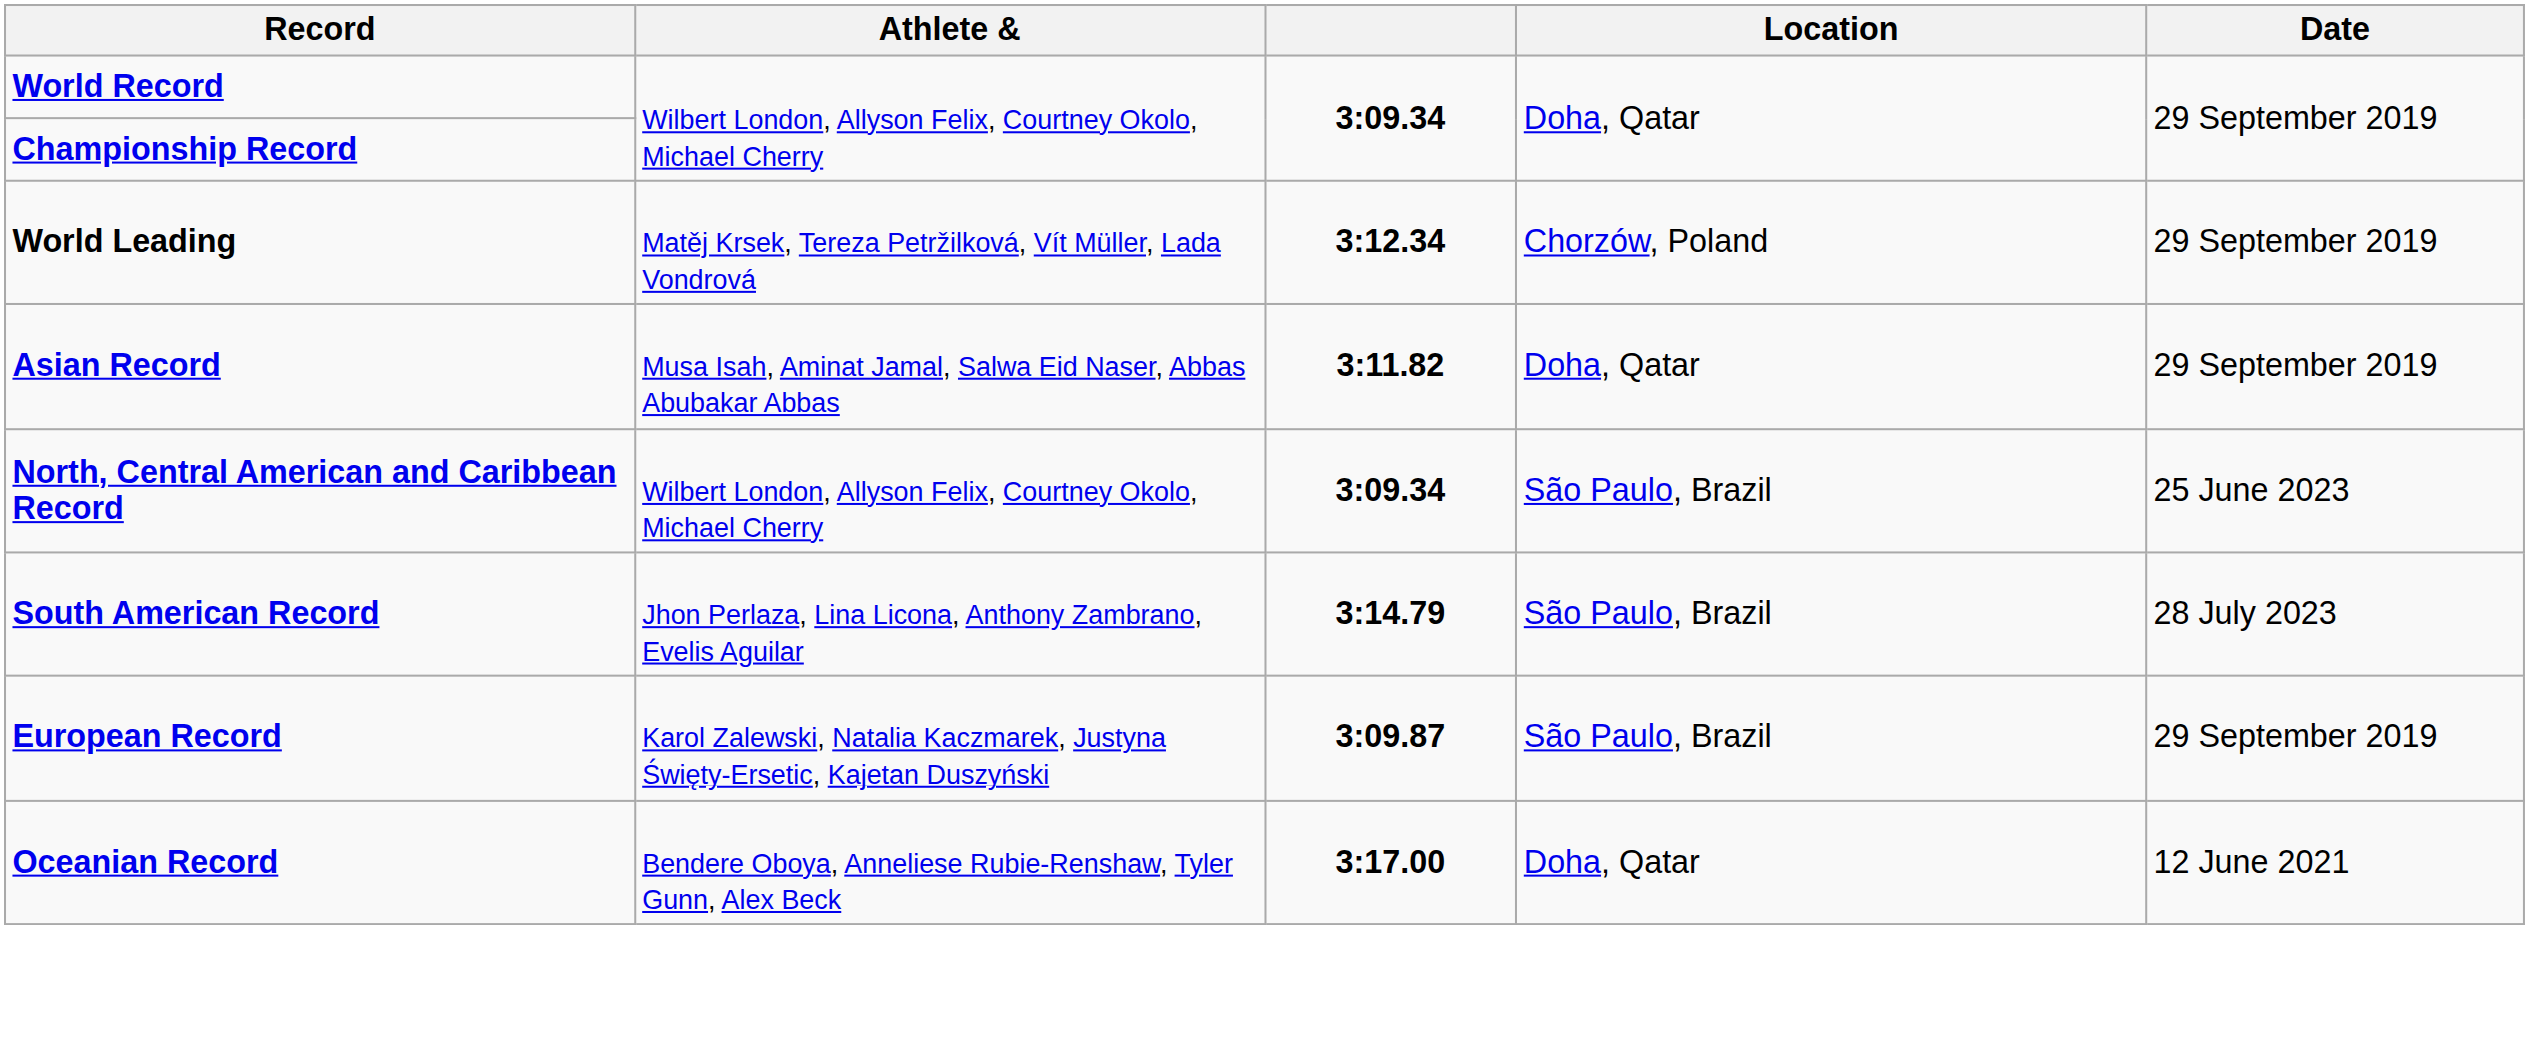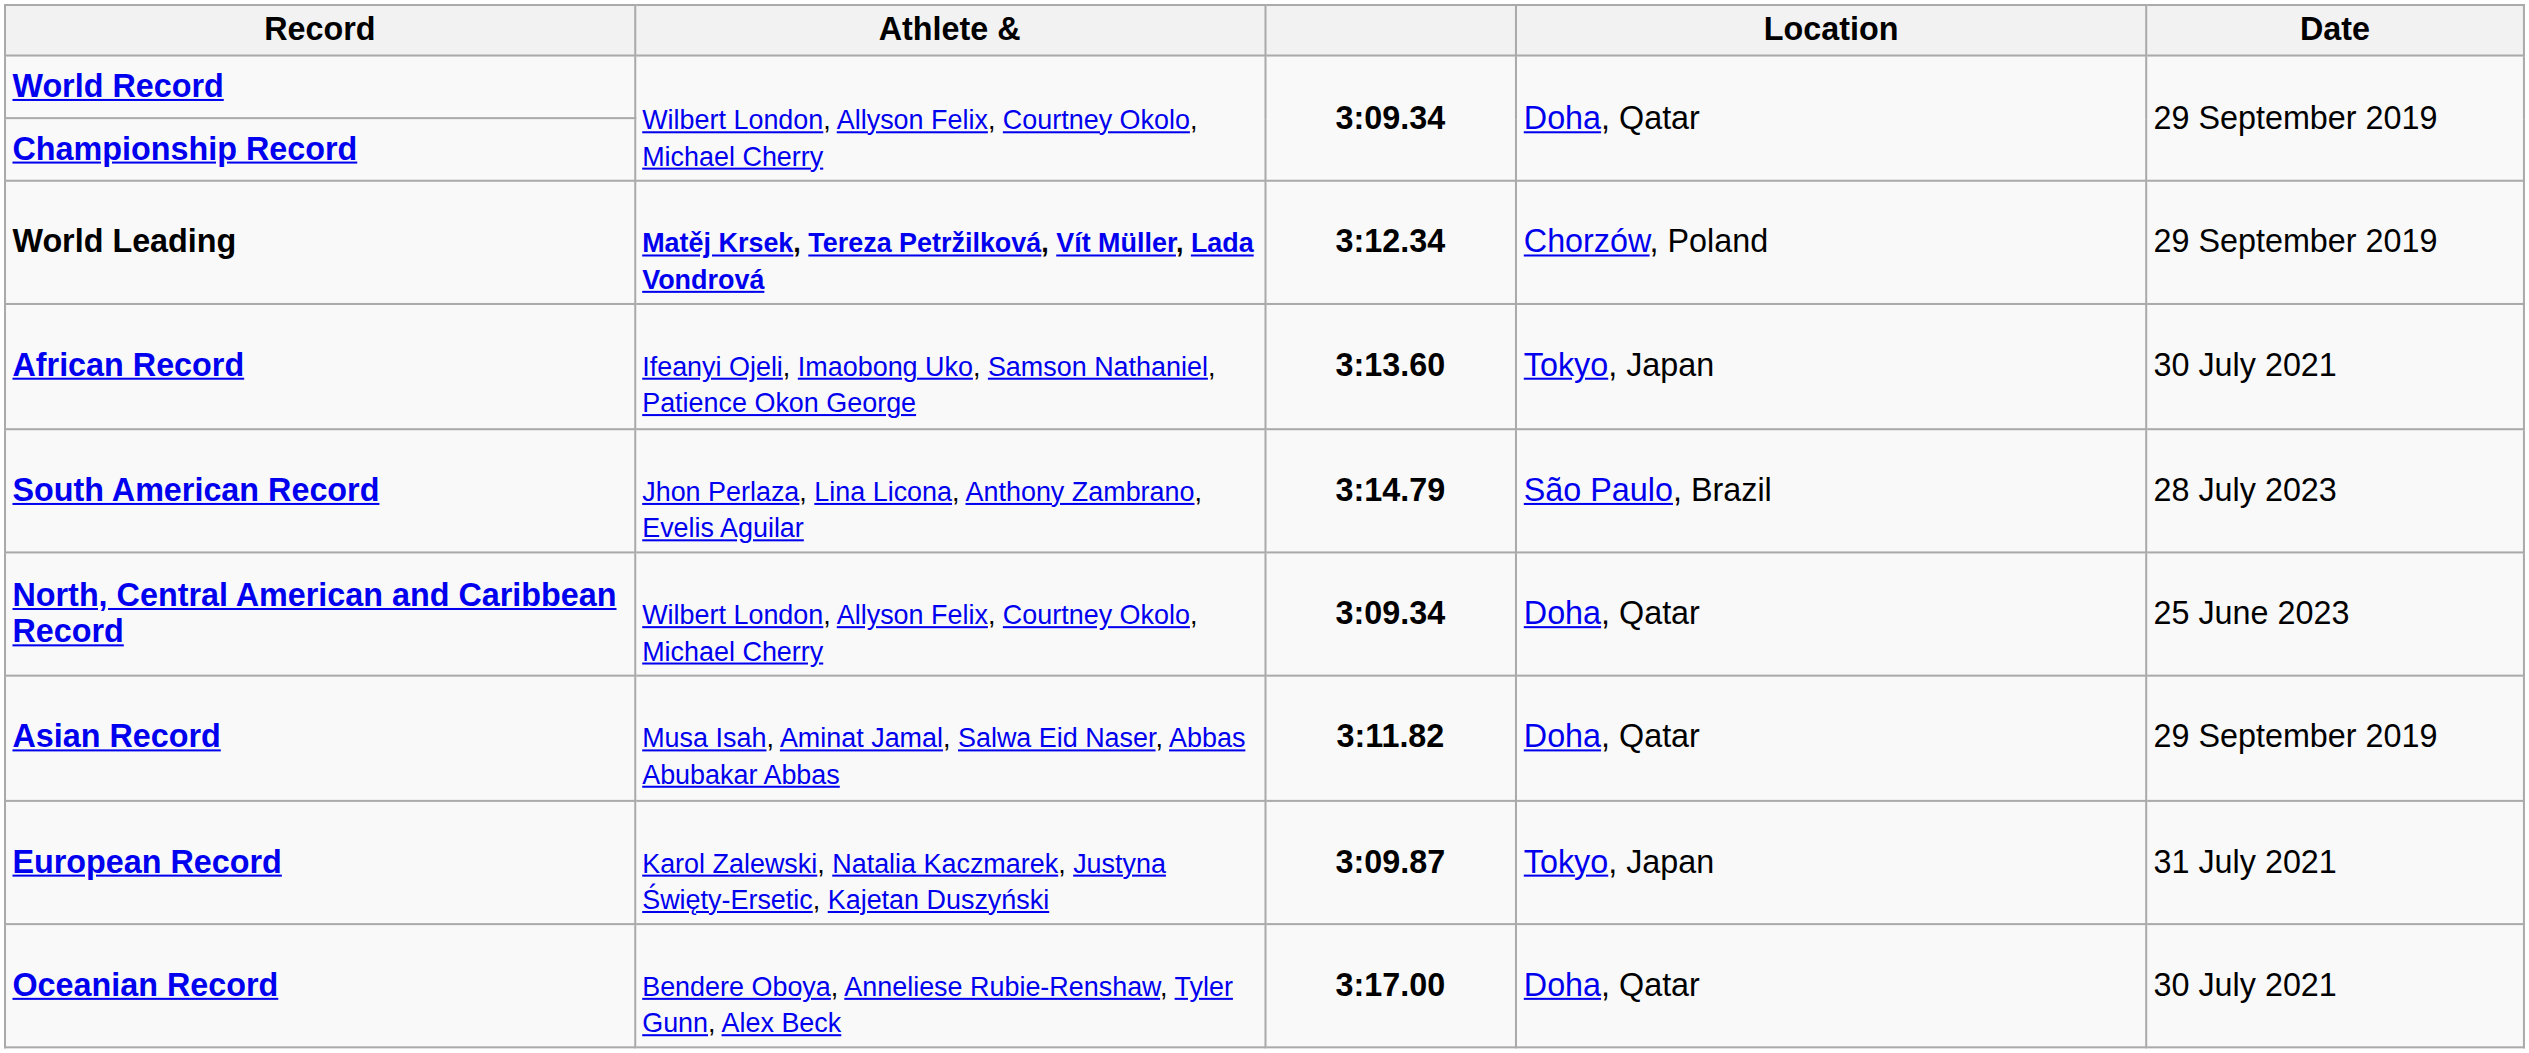(932, 261) normal -> (948, 259) bold
+ row: (128, 365)
rows swapped: (117, 365) <-> (196, 613)
(1648, 489) São Paulo, Brazil -> (1612, 613) Doha, Qatar
(1648, 737) São Paulo, Brazil -> (1619, 861) Tokyo, Japan
(2295, 737) 29 September 2019 -> (2245, 861) 31 July 2021
(2251, 861) 12 June 2021 -> (2245, 985) 30 July 2021
